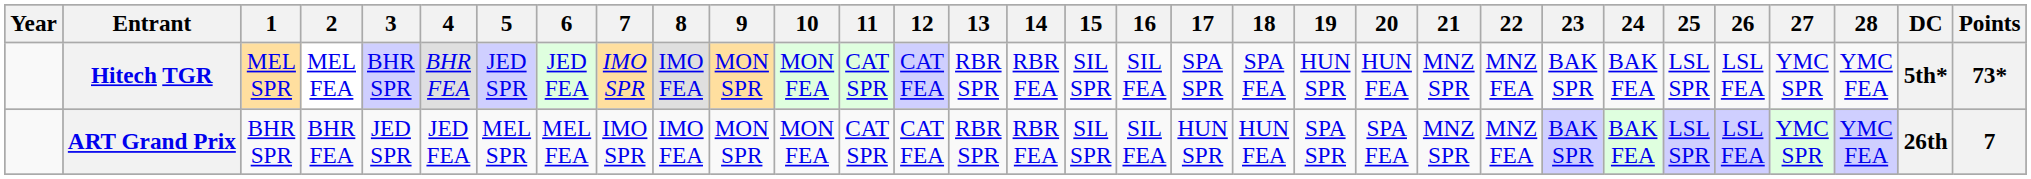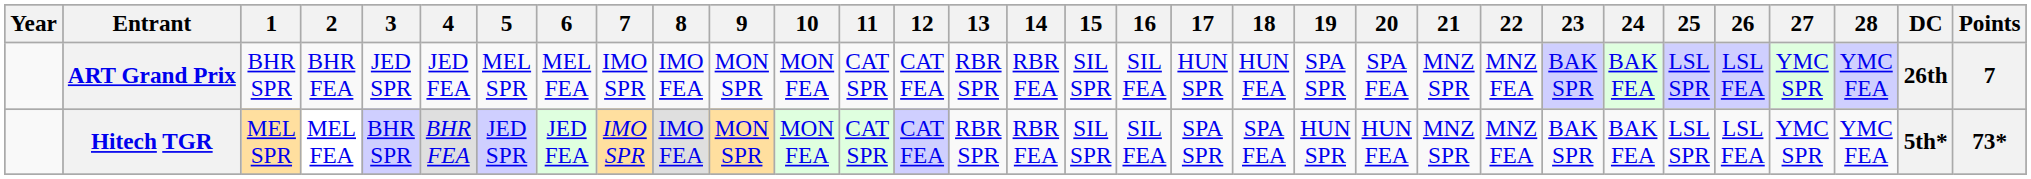rows swapped: (152, 141) <-> (152, 75)
